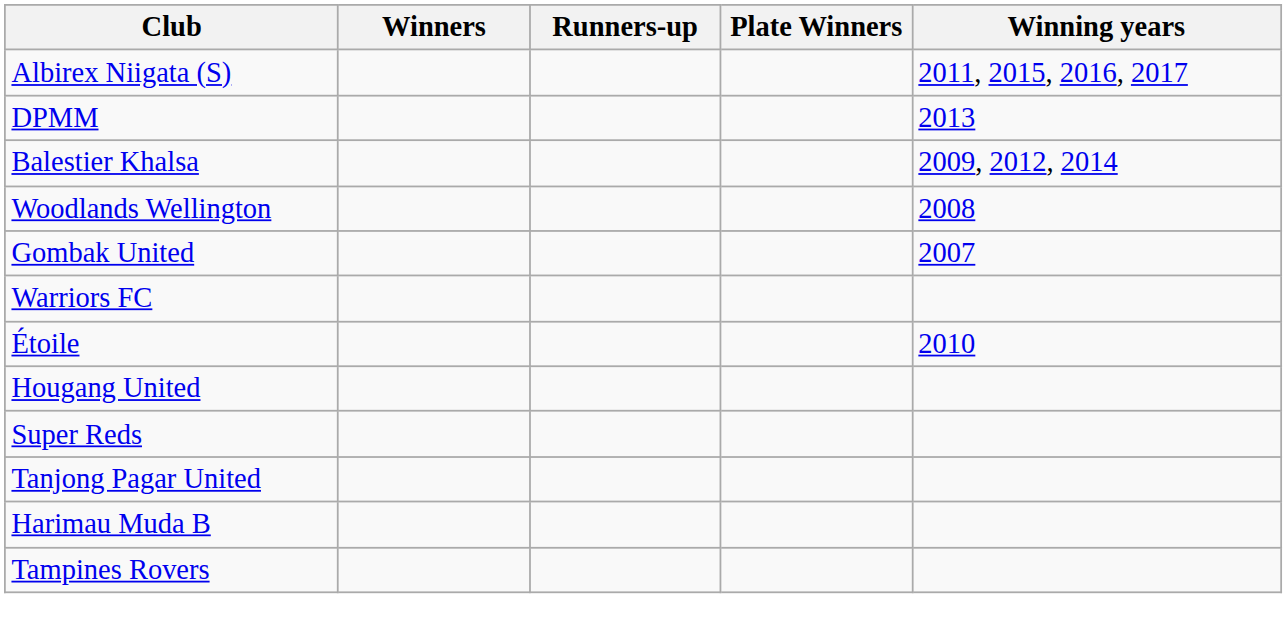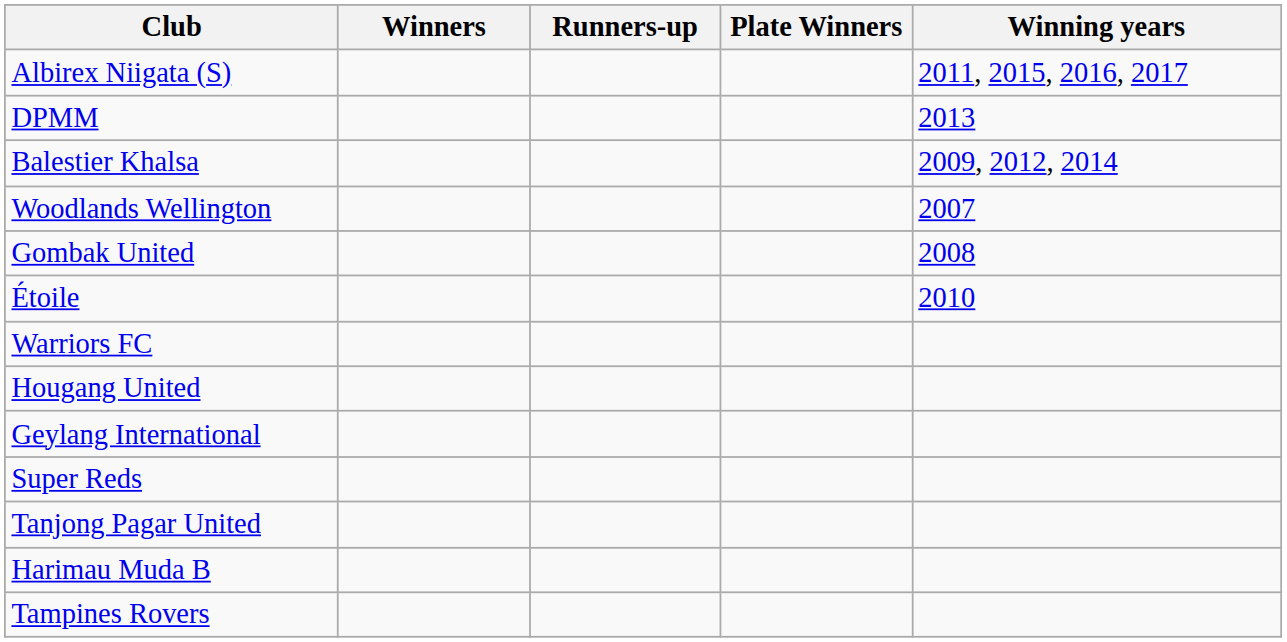(947, 207) 2008 -> (947, 207) 2007
(947, 252) 2007 -> (947, 252) 2008
rows swapped: (45, 343) <-> (82, 298)
+ row: (136, 433)
